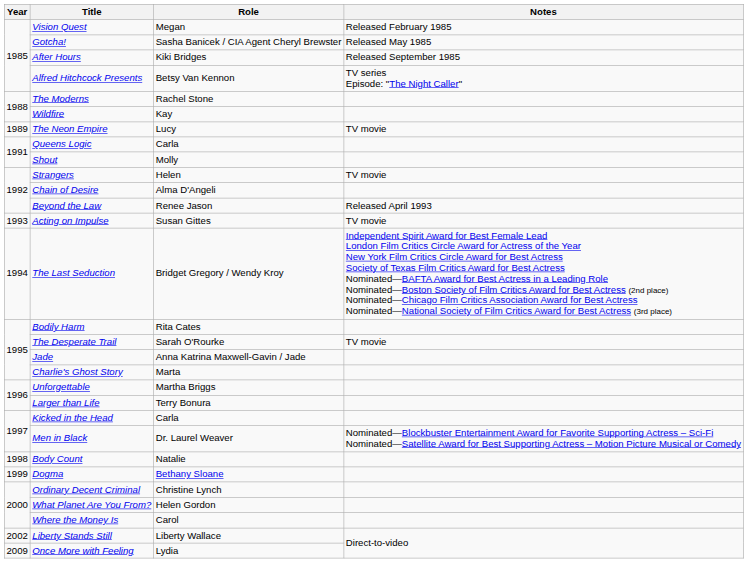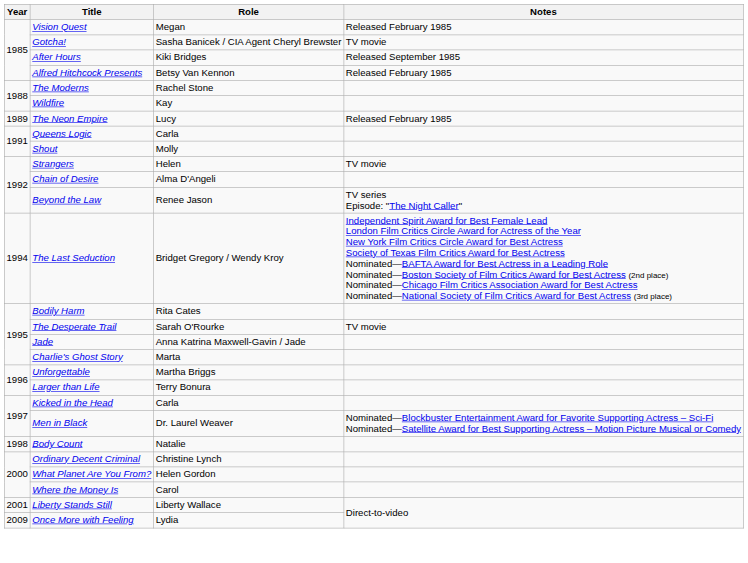(389, 42) Released May 1985 -> (366, 42) TV movie
(404, 78) TV series Episode: "The Night Caller" -> (399, 73) Released February 1985
(366, 129) TV movie -> (399, 118) Released February 1985
(389, 205) Released April 1993 -> (404, 200) TV series Episode: "The Night Caller"
- row: (70, 220)
- row: (48, 474)
(17, 535) 2002 -> (17, 505) 2001
